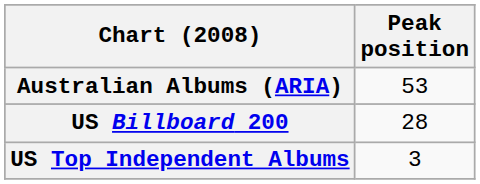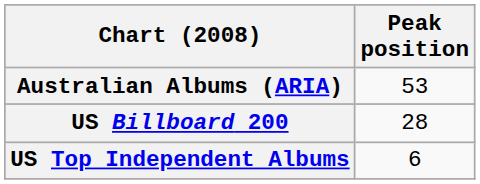(415, 160) 3 -> (415, 160) 6
